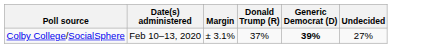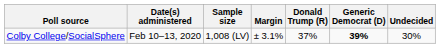+ column: (227, 17)
(363, 36) 27% -> (411, 36) 30%
